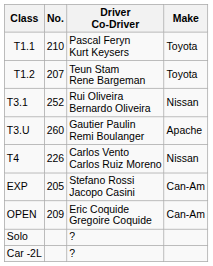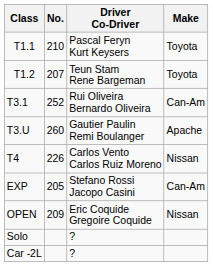(183, 102) Nissan -> (186, 102) Can-Am
(186, 214) Can-Am -> (183, 214) Nissan
